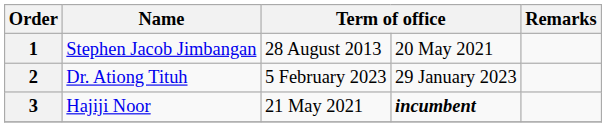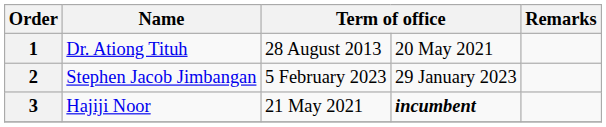(161, 48) Stephen Jacob Jimbangan -> (127, 48) Dr. Ationg Tituh
(127, 77) Dr. Ationg Tituh -> (161, 77) Stephen Jacob Jimbangan
